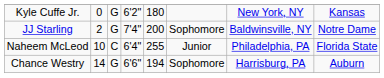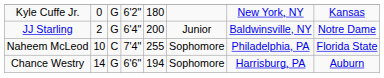(132, 30) 7'4" -> (132, 30) 6'4"
(197, 30) Sophomore -> (197, 30) Junior
(132, 47) 6'4" -> (132, 47) 7'4"
(197, 47) Junior -> (197, 47) Sophomore
